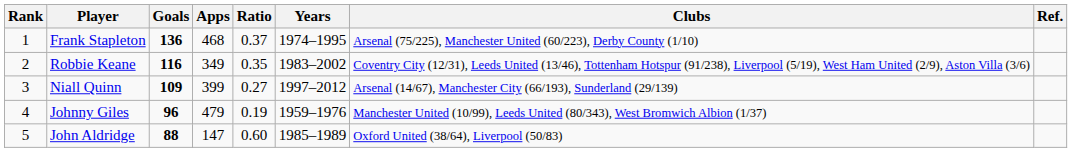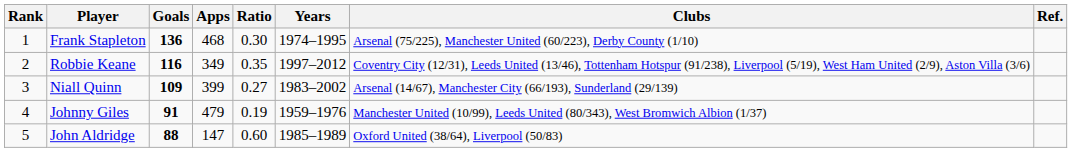(254, 40) 0.37 -> (254, 40) 0.30
(313, 64) 1983–2002 -> (313, 64) 1997–2012
(313, 87) 1997–2012 -> (313, 87) 1983–2002
(171, 111) 96 -> (171, 111) 91
